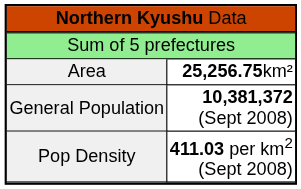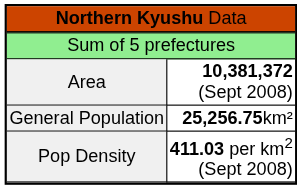(238, 71) 25,256.75km² -> (246, 81) 10,381,372 (Sept 2008)
(246, 107) 10,381,372 (Sept 2008) -> (238, 118) 25,256.75km²
